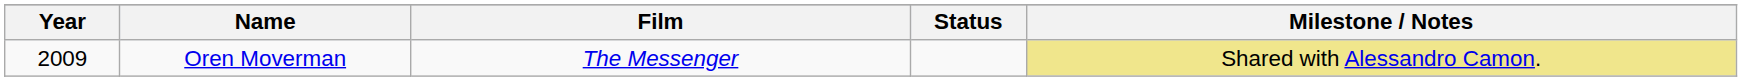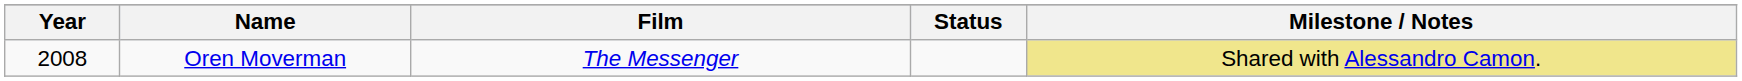(62, 57) 2009 -> (62, 57) 2008
